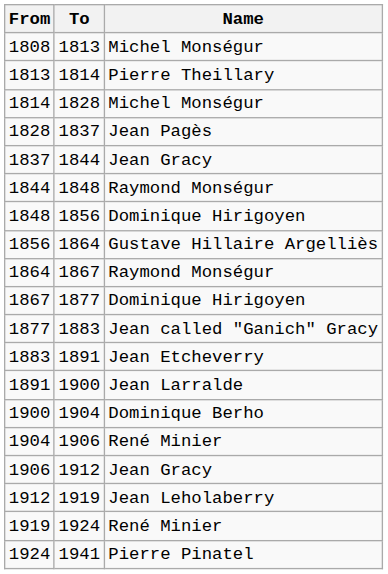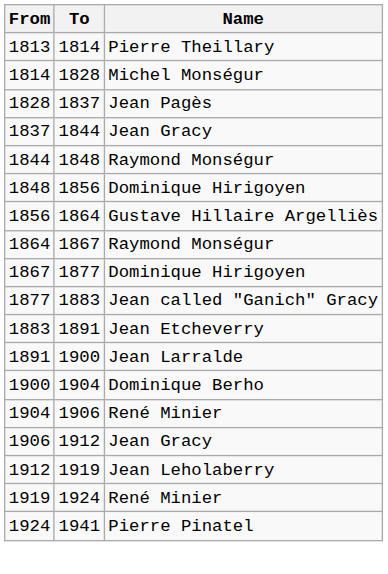- row: (30, 47)
